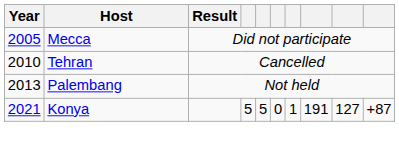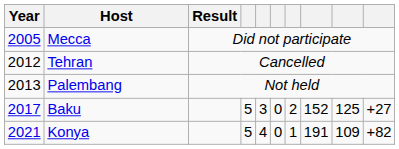(24, 62) 2010 -> (24, 62) 2012
+ row: (64, 109)
(263, 109) 5 -> (263, 132) 4
(347, 109) 127 -> (347, 132) 109
(379, 109) +87 -> (379, 132) +82
